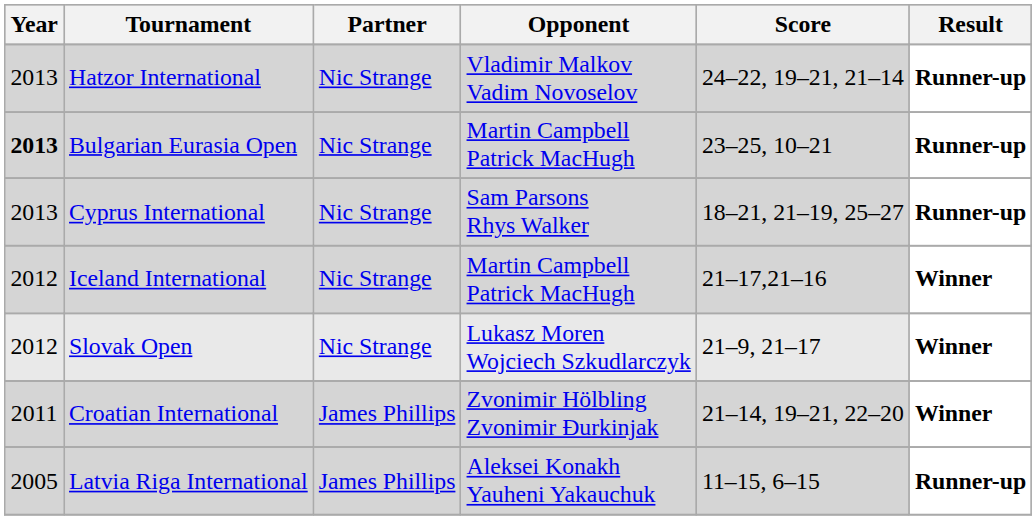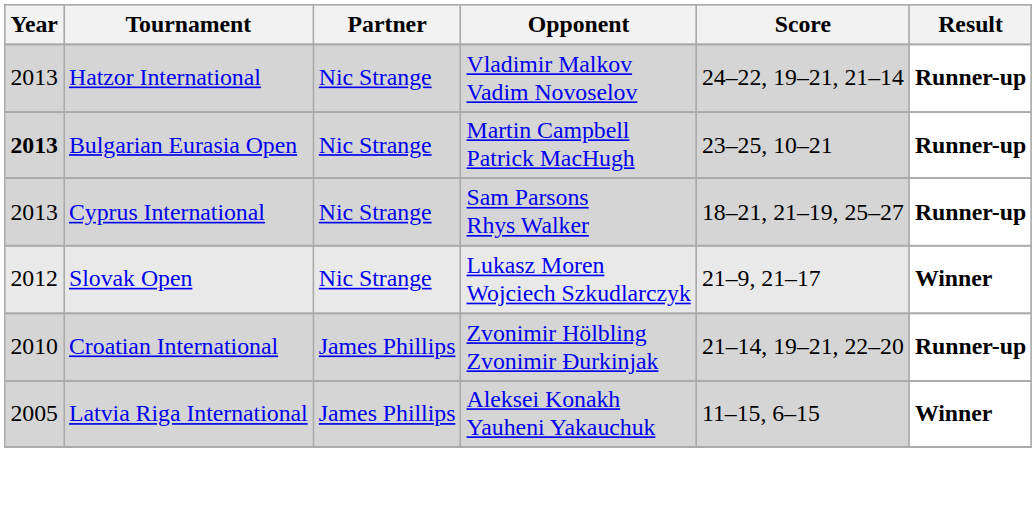- row: (168, 279)
(34, 413) 2011 -> (34, 346) 2010
(954, 413) Winner -> (971, 346) Runner-up
(971, 481) Runner-up -> (954, 413) Winner
